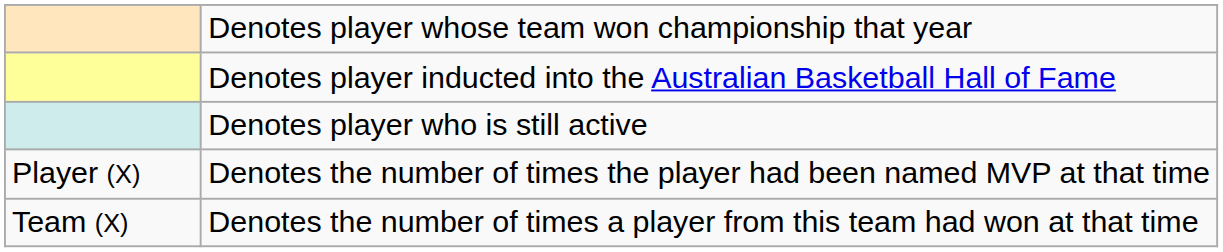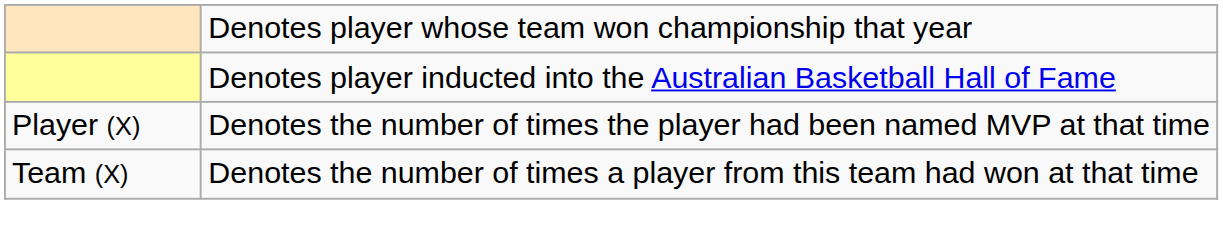- row: (428, 125)
